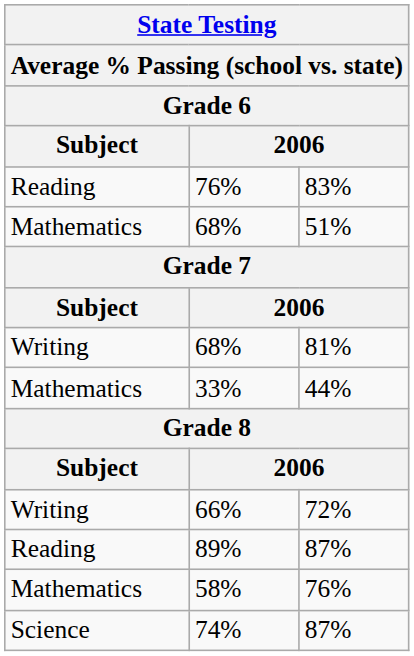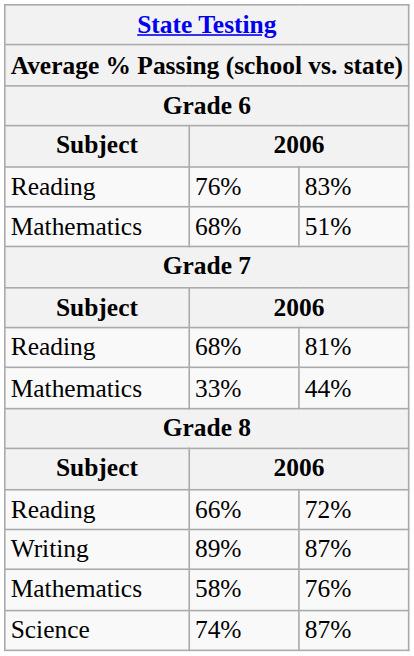(50, 347) Writing -> (53, 347) Reading
(50, 508) Writing -> (53, 508) Reading
(53, 549) Reading -> (50, 549) Writing
